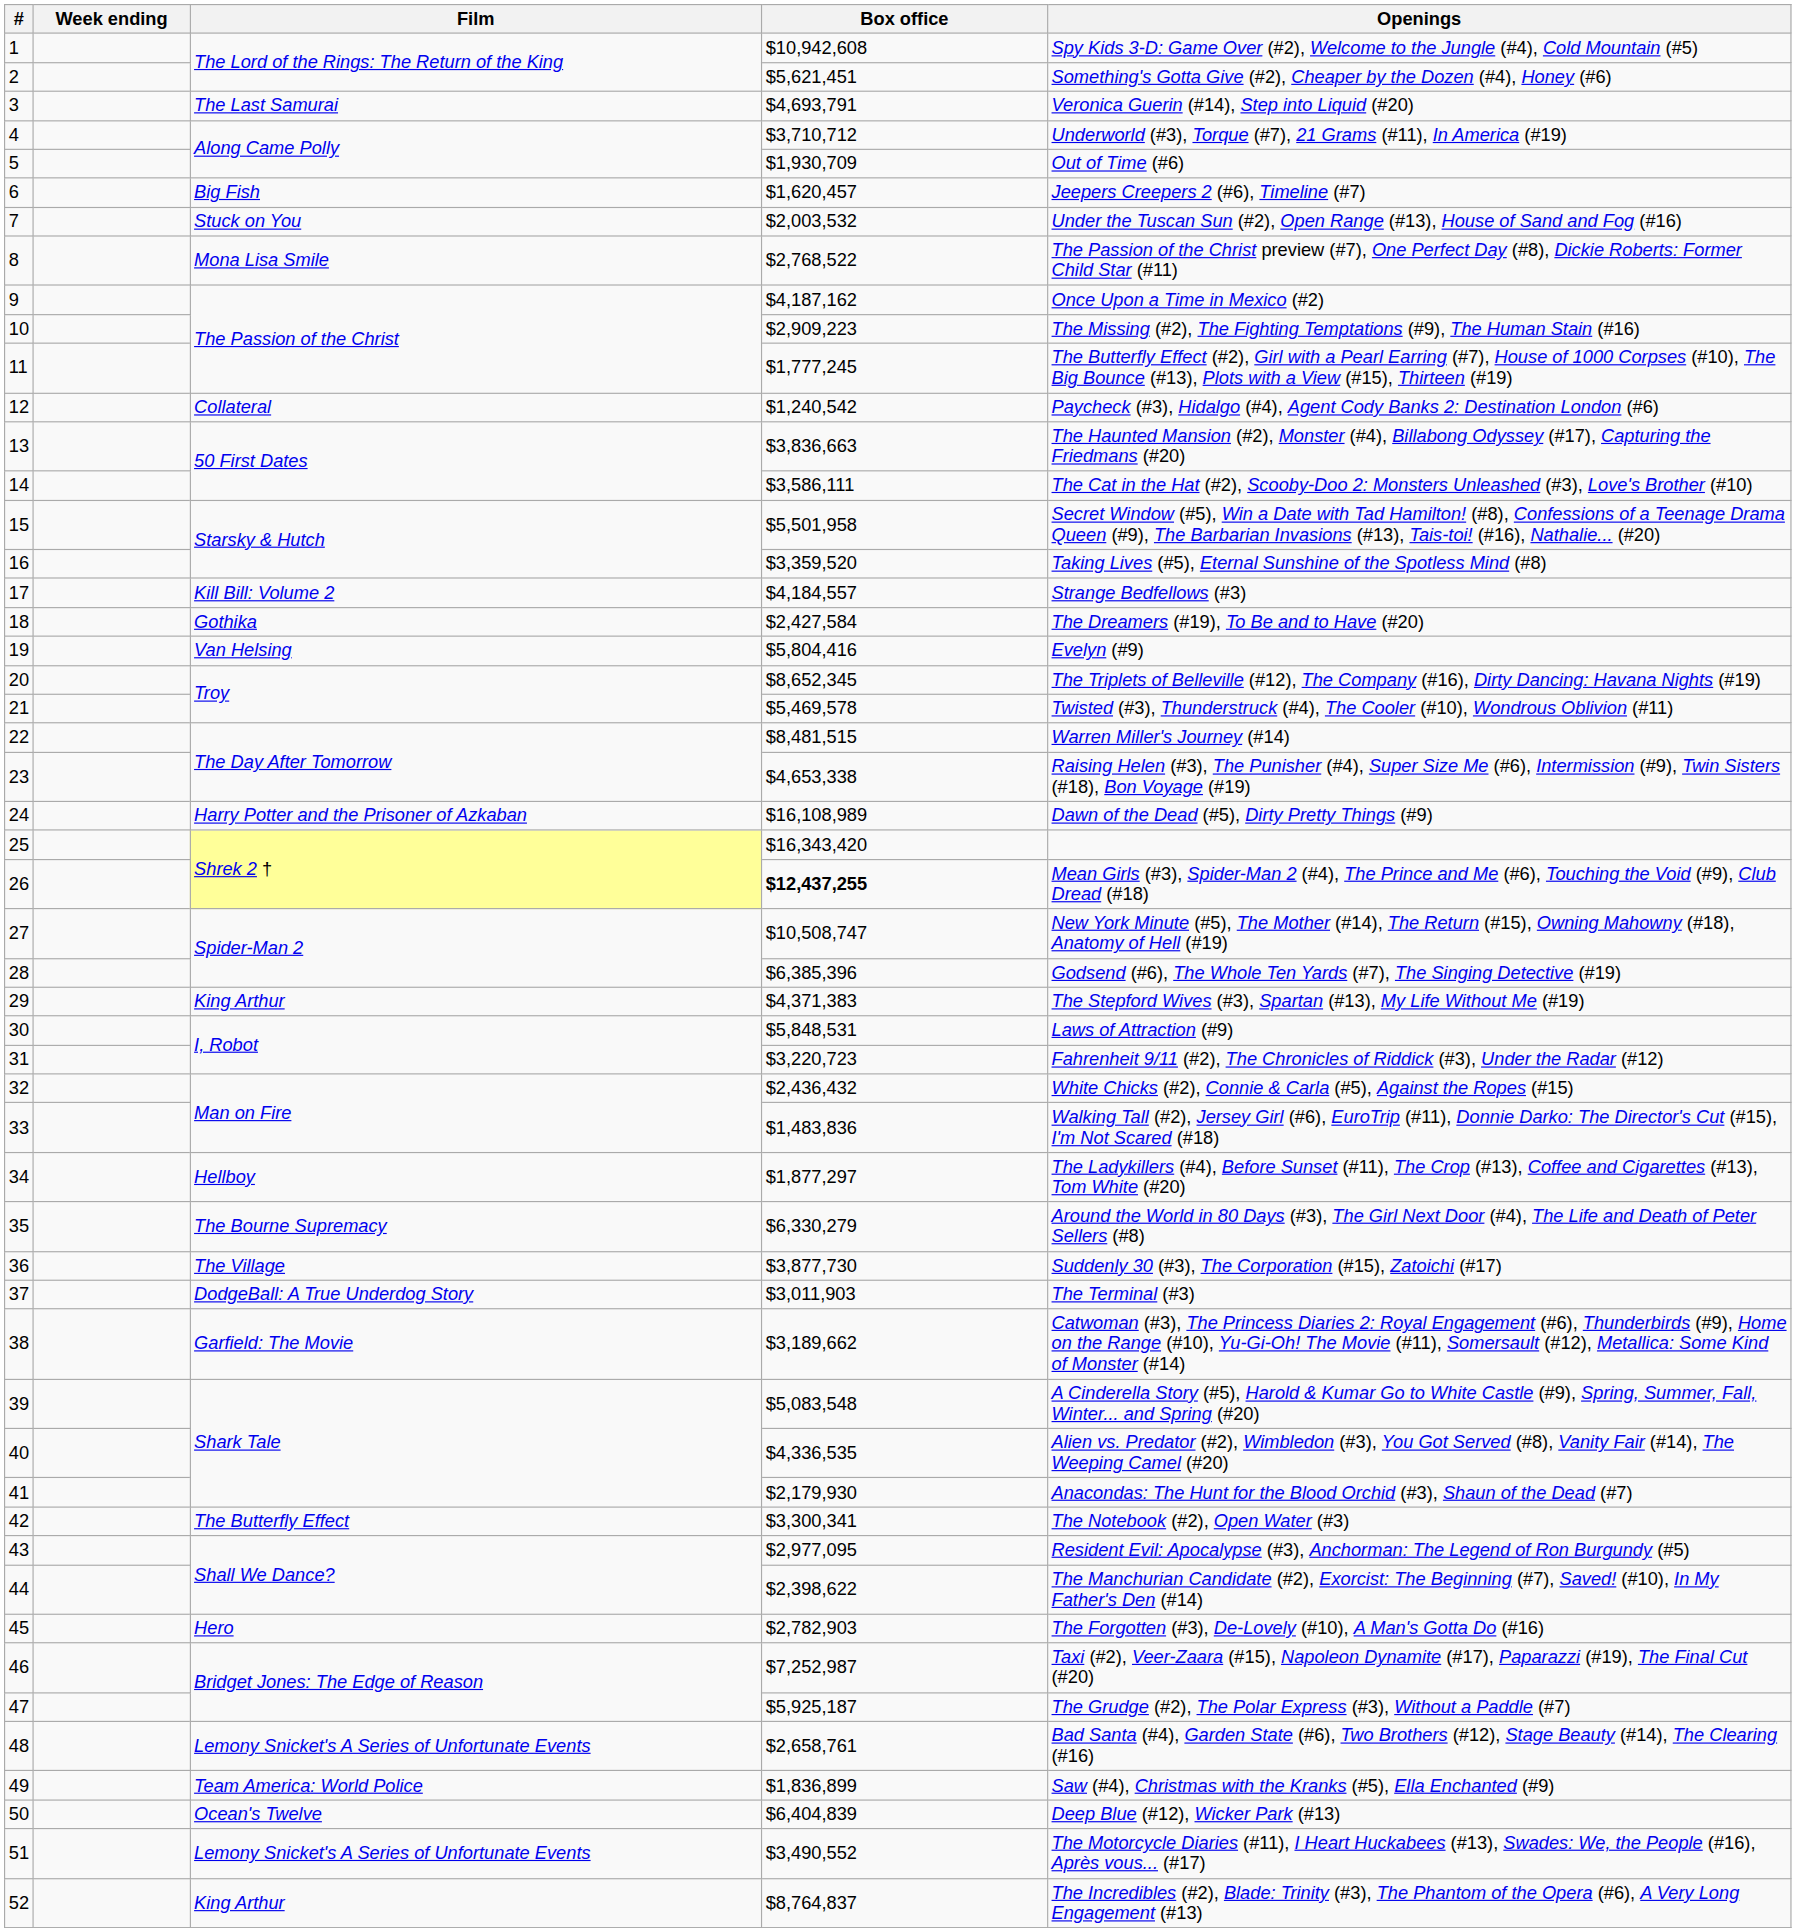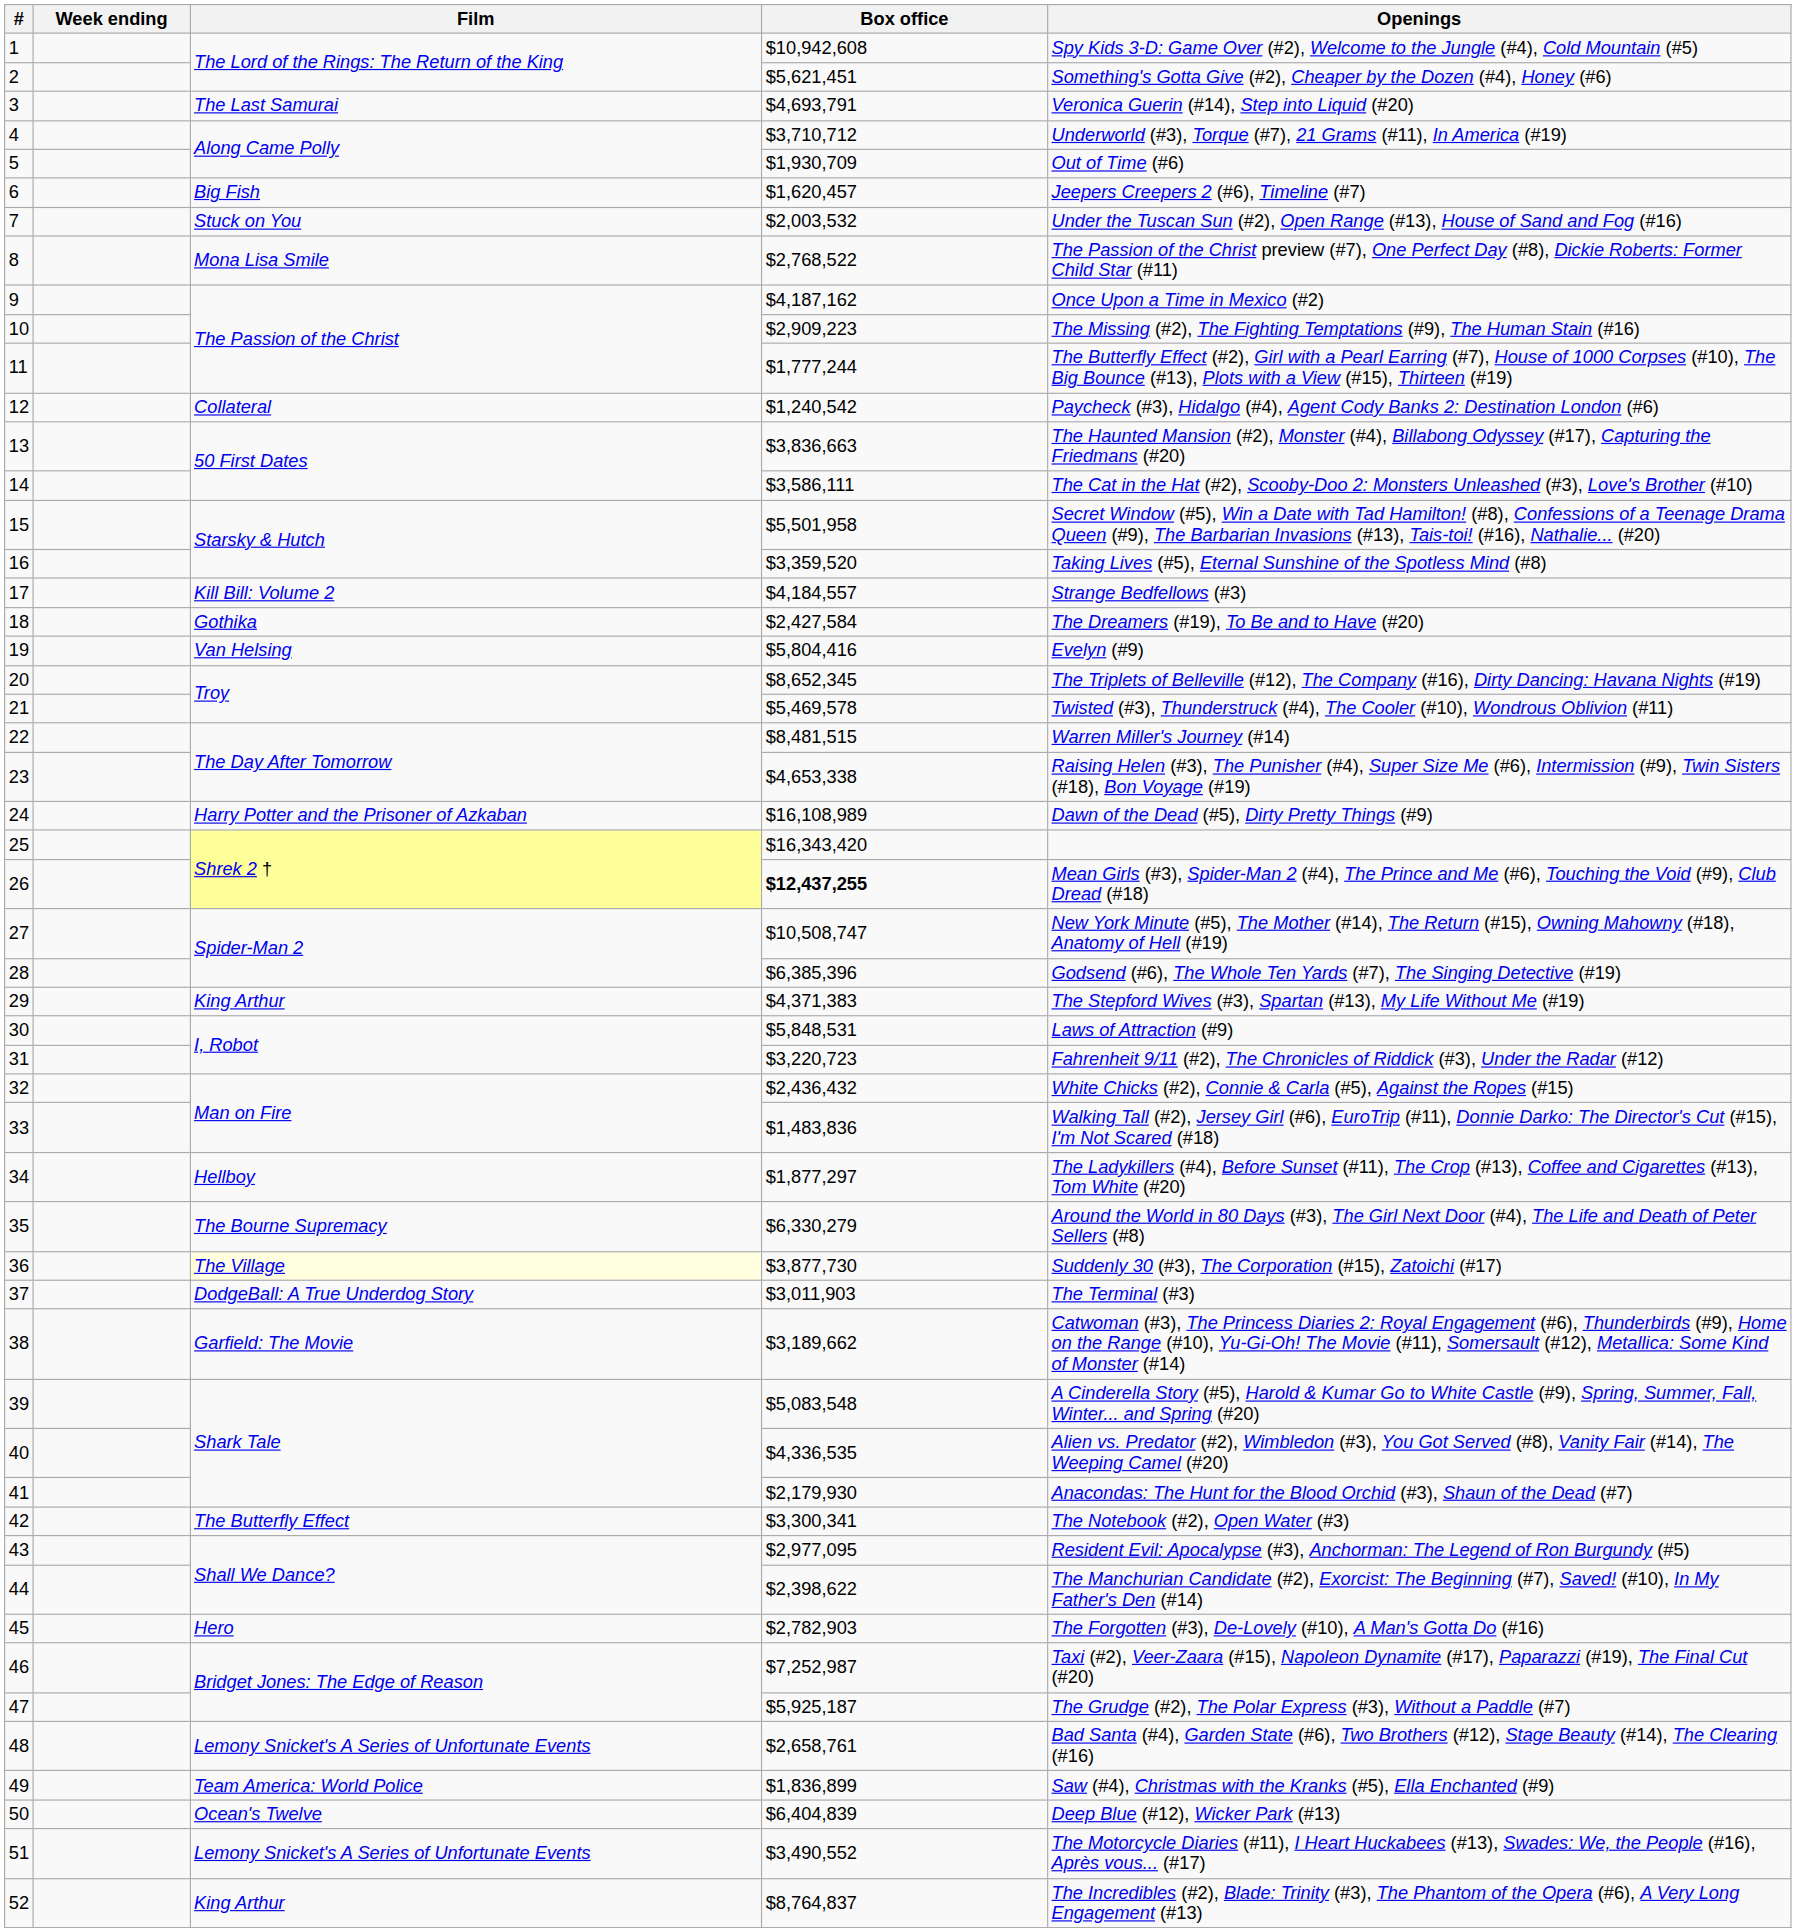(811, 367) $1,777,245 -> (811, 367) $1,777,244
(240, 1265) no background -> (240, 1265) lightyellow background
